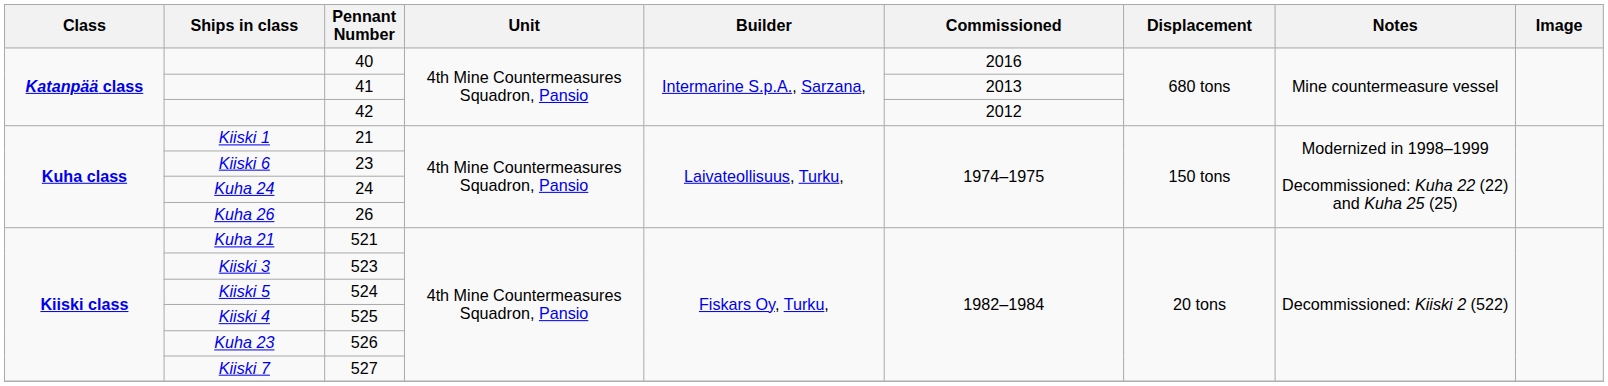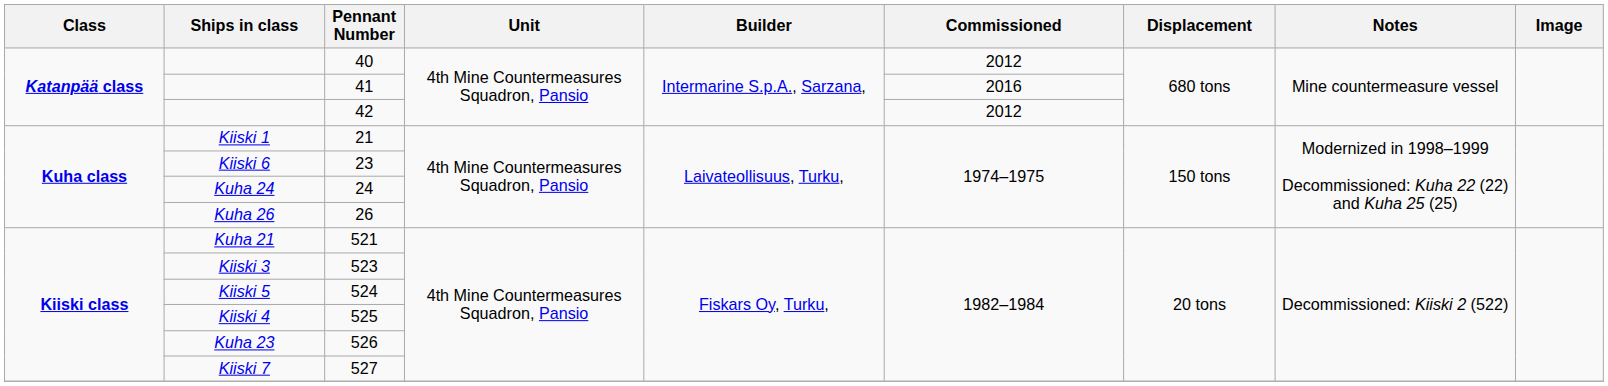(1004, 61) 2016 -> (1004, 61) 2012
(1004, 86) 2013 -> (1004, 86) 2016
